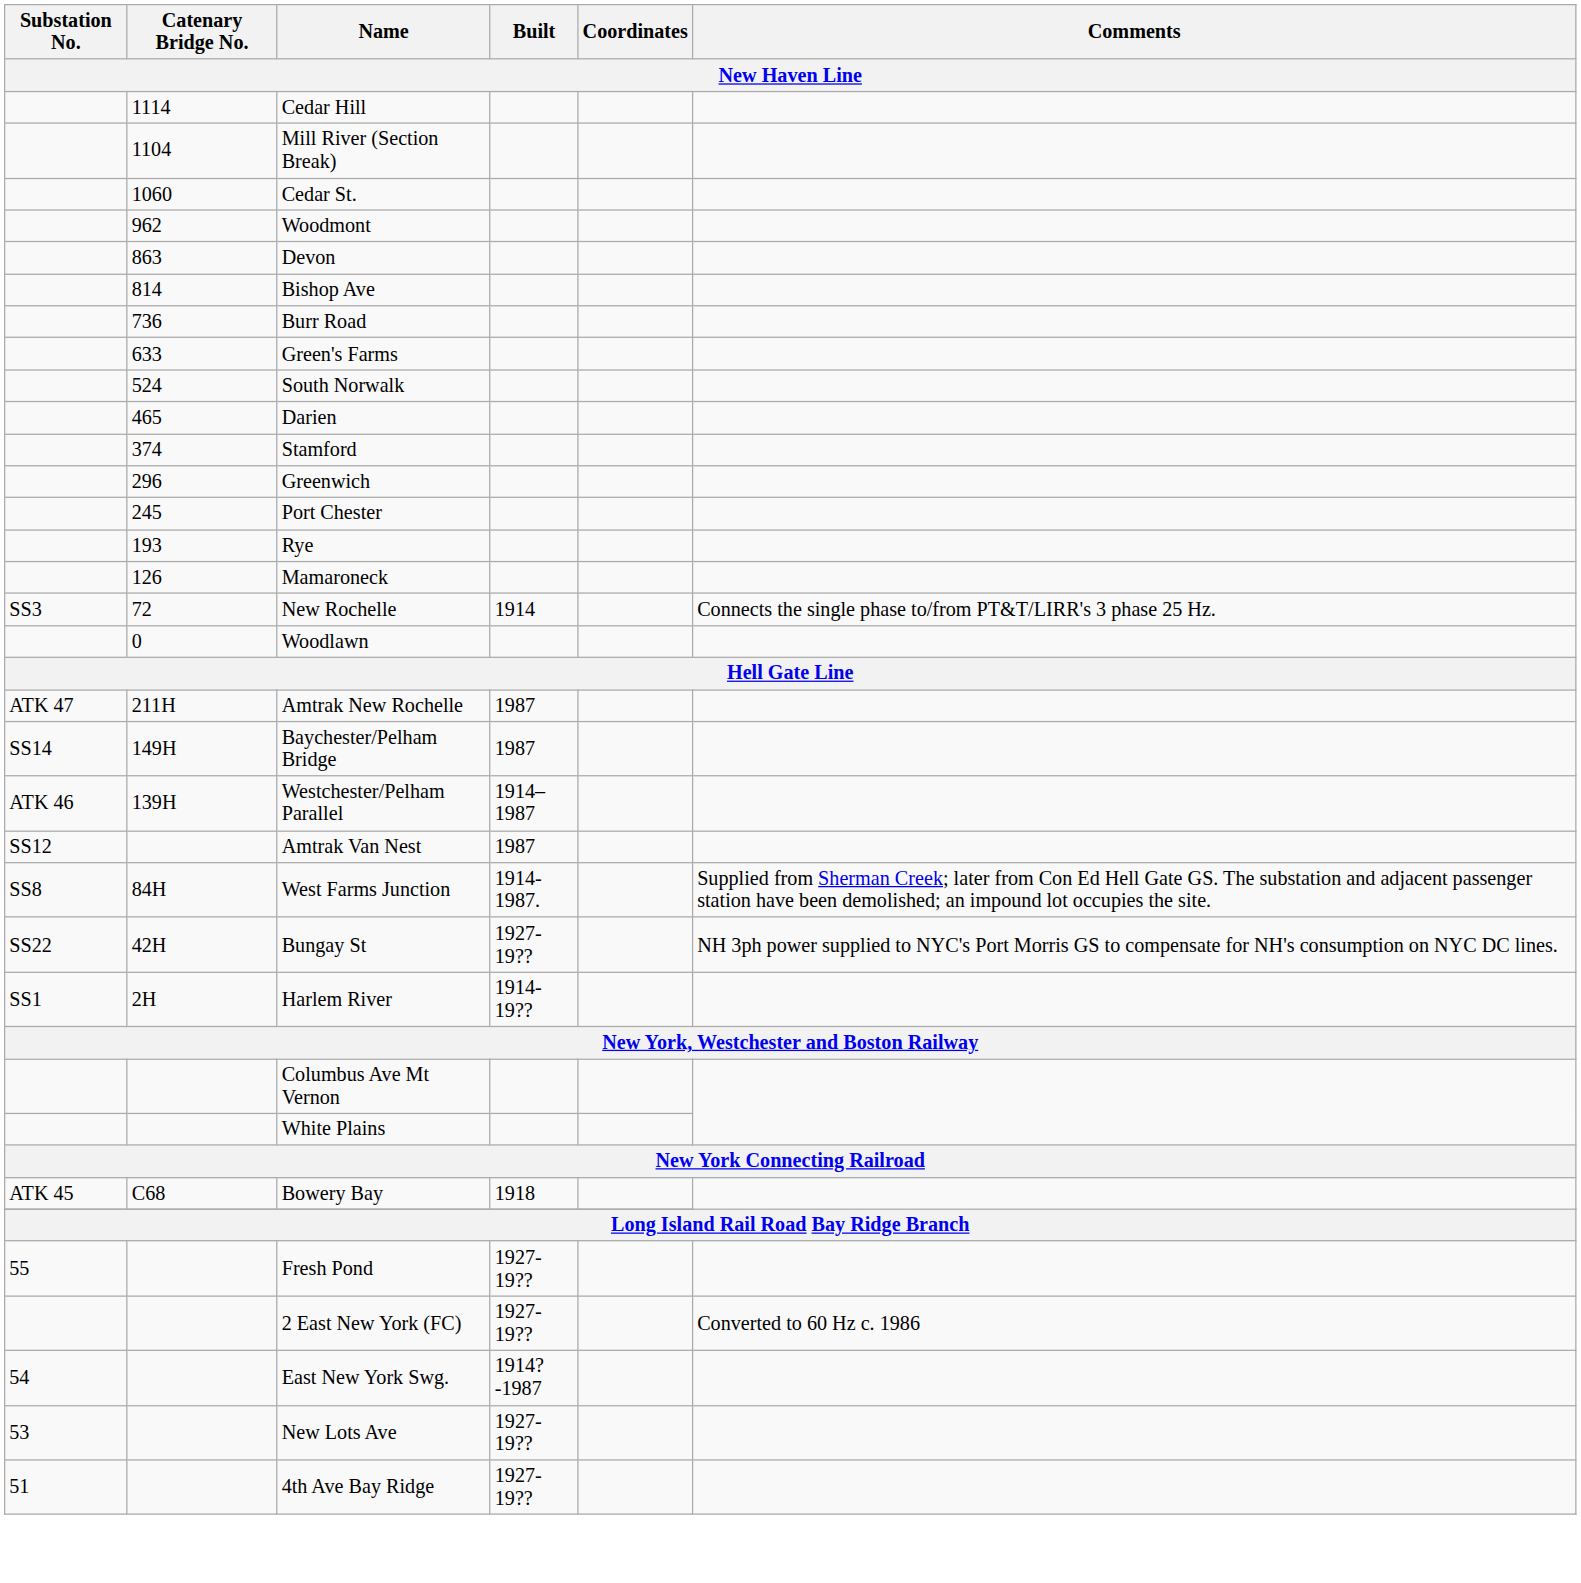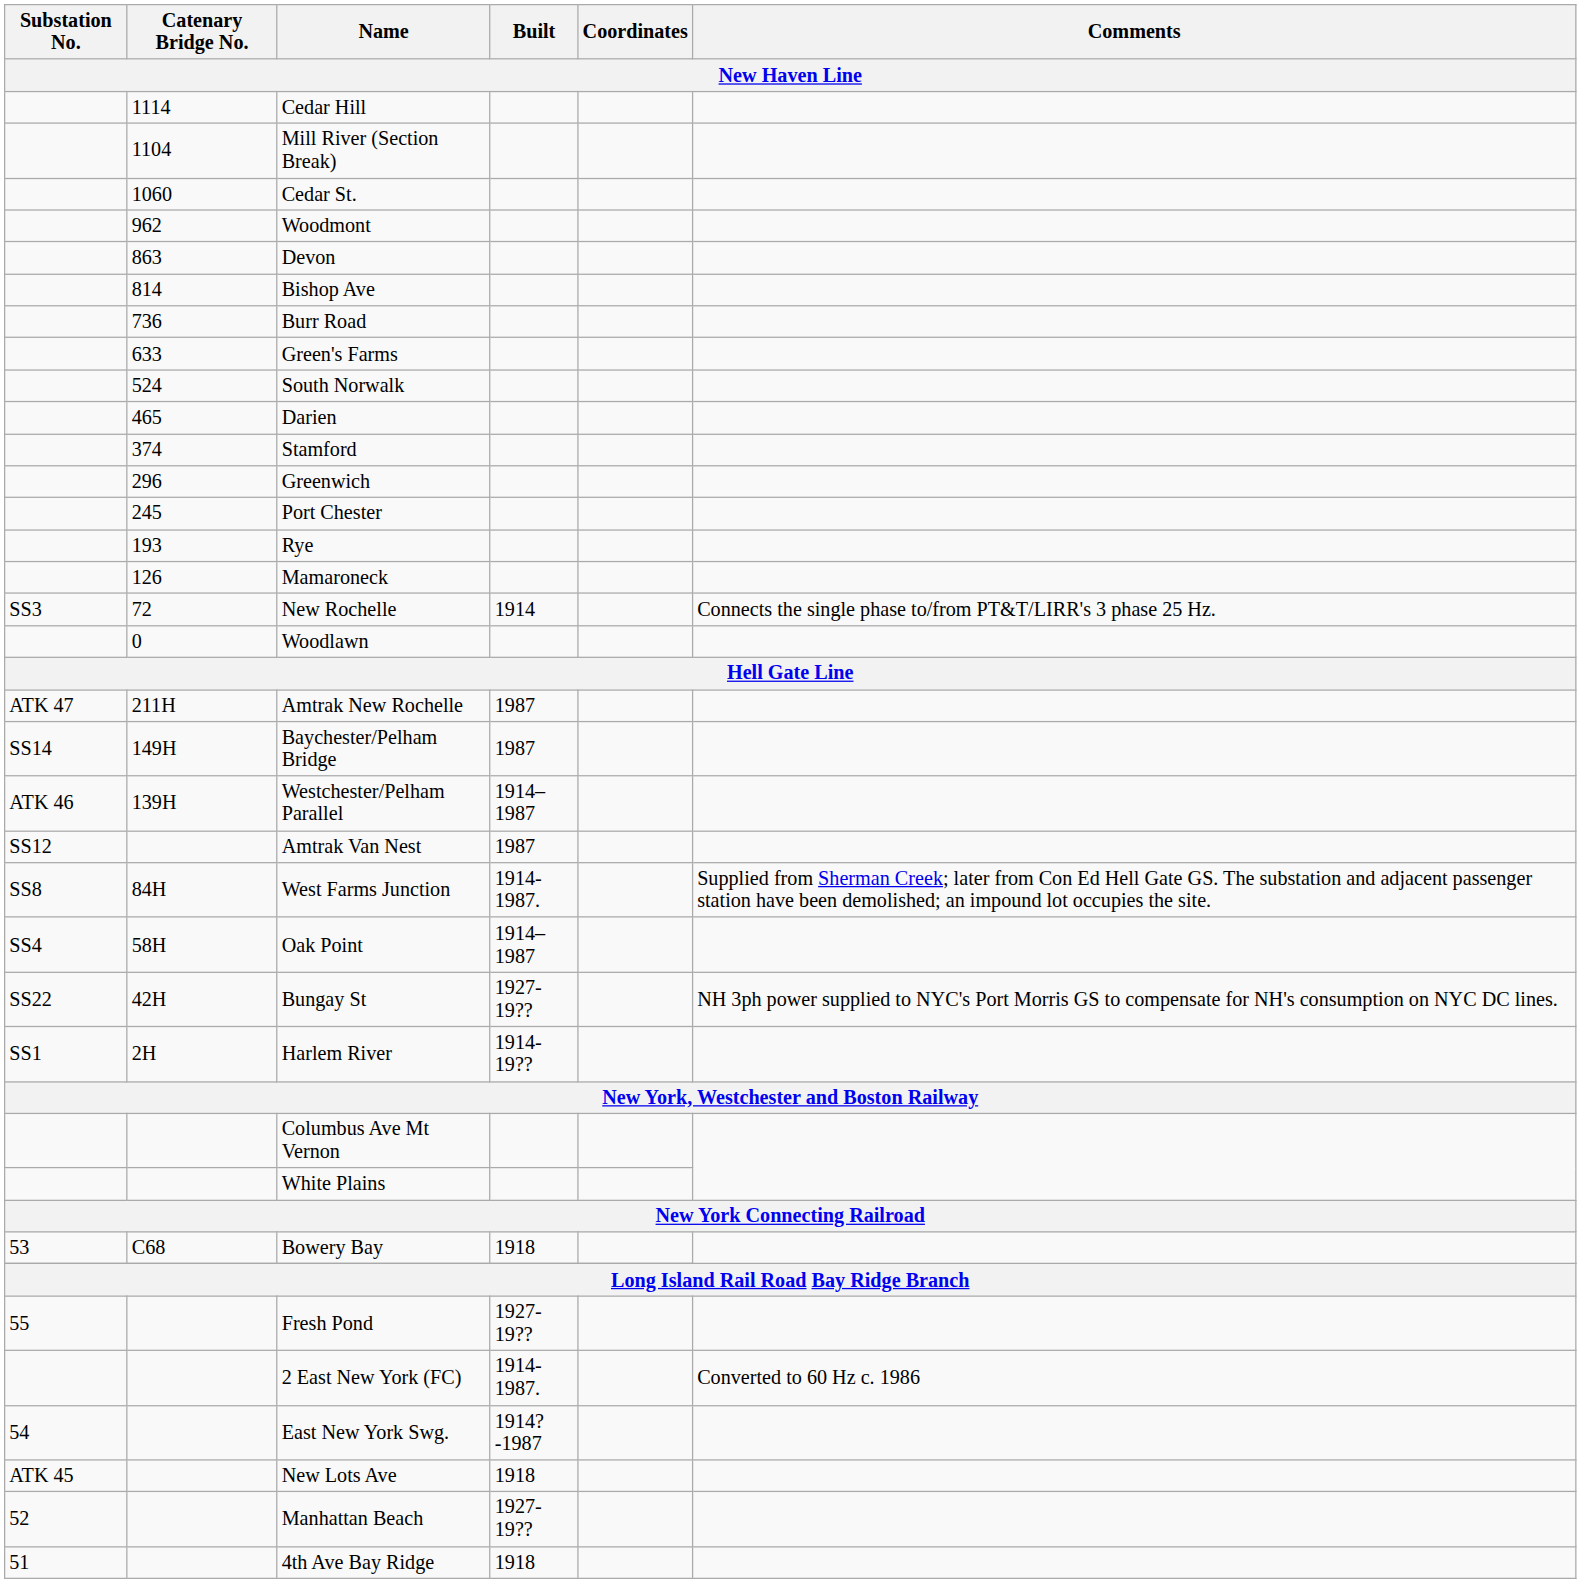+ row: (322, 944)
(41, 1193) ATK 45 -> (19, 1247) 53
(518, 1323) 1927-19?? -> (518, 1377) 1914-1987.
(19, 1432) 53 -> (41, 1475) ATK 45
(518, 1432) 1927-19?? -> (515, 1475) 1918
+ row: (352, 1518)
(518, 1486) 1927-19?? -> (515, 1562) 1918
